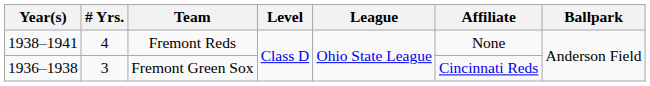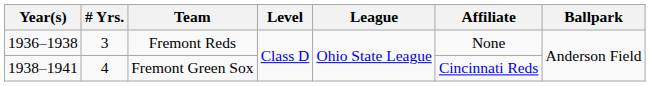(43, 43) 1938–1941 -> (43, 43) 1936–1938
(105, 43) 4 -> (105, 43) 3
(43, 68) 1936–1938 -> (43, 68) 1938–1941
(105, 68) 3 -> (105, 68) 4
